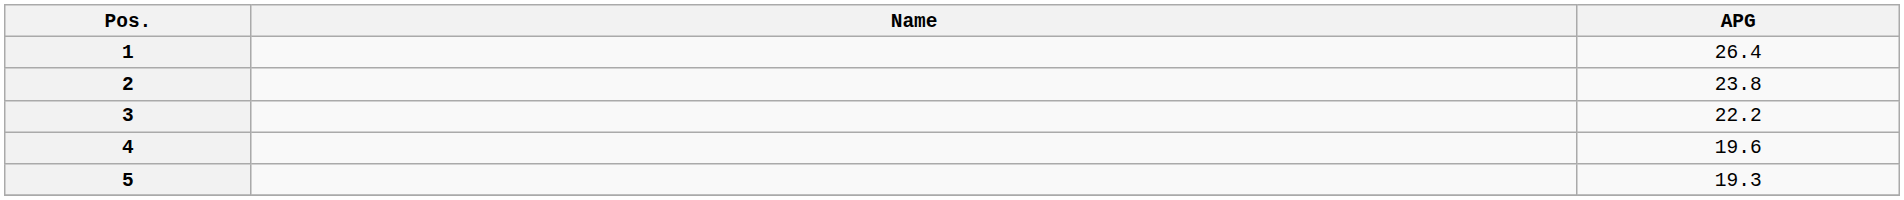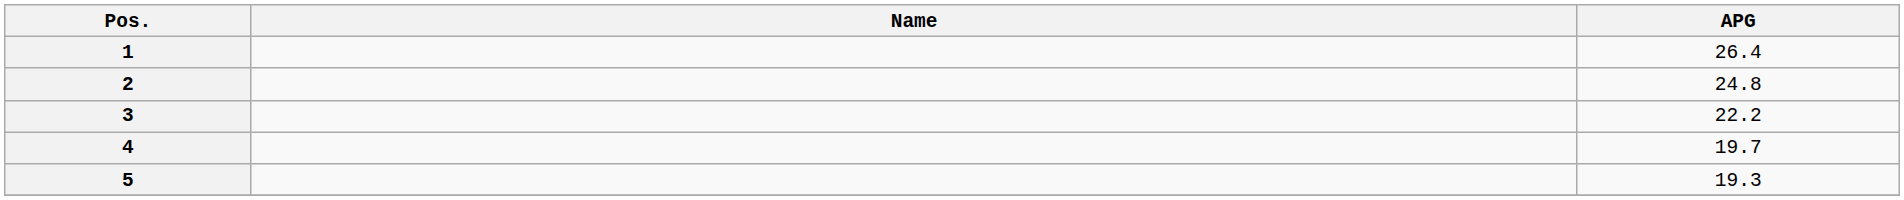(1738, 84) 23.8 -> (1738, 84) 24.8
(1738, 148) 19.6 -> (1738, 148) 19.7
